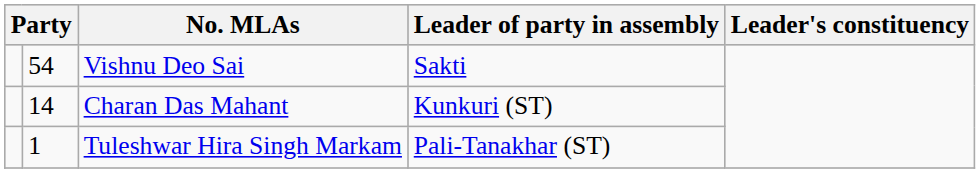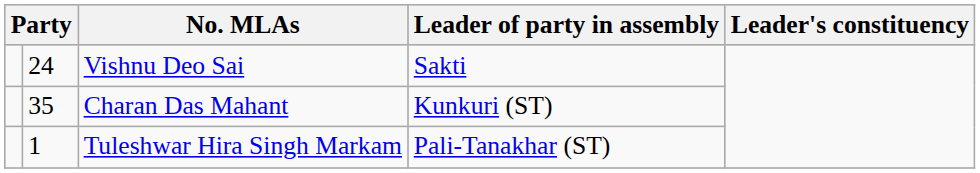(41, 65) 54 -> (41, 65) 24
(41, 106) 14 -> (41, 106) 35
